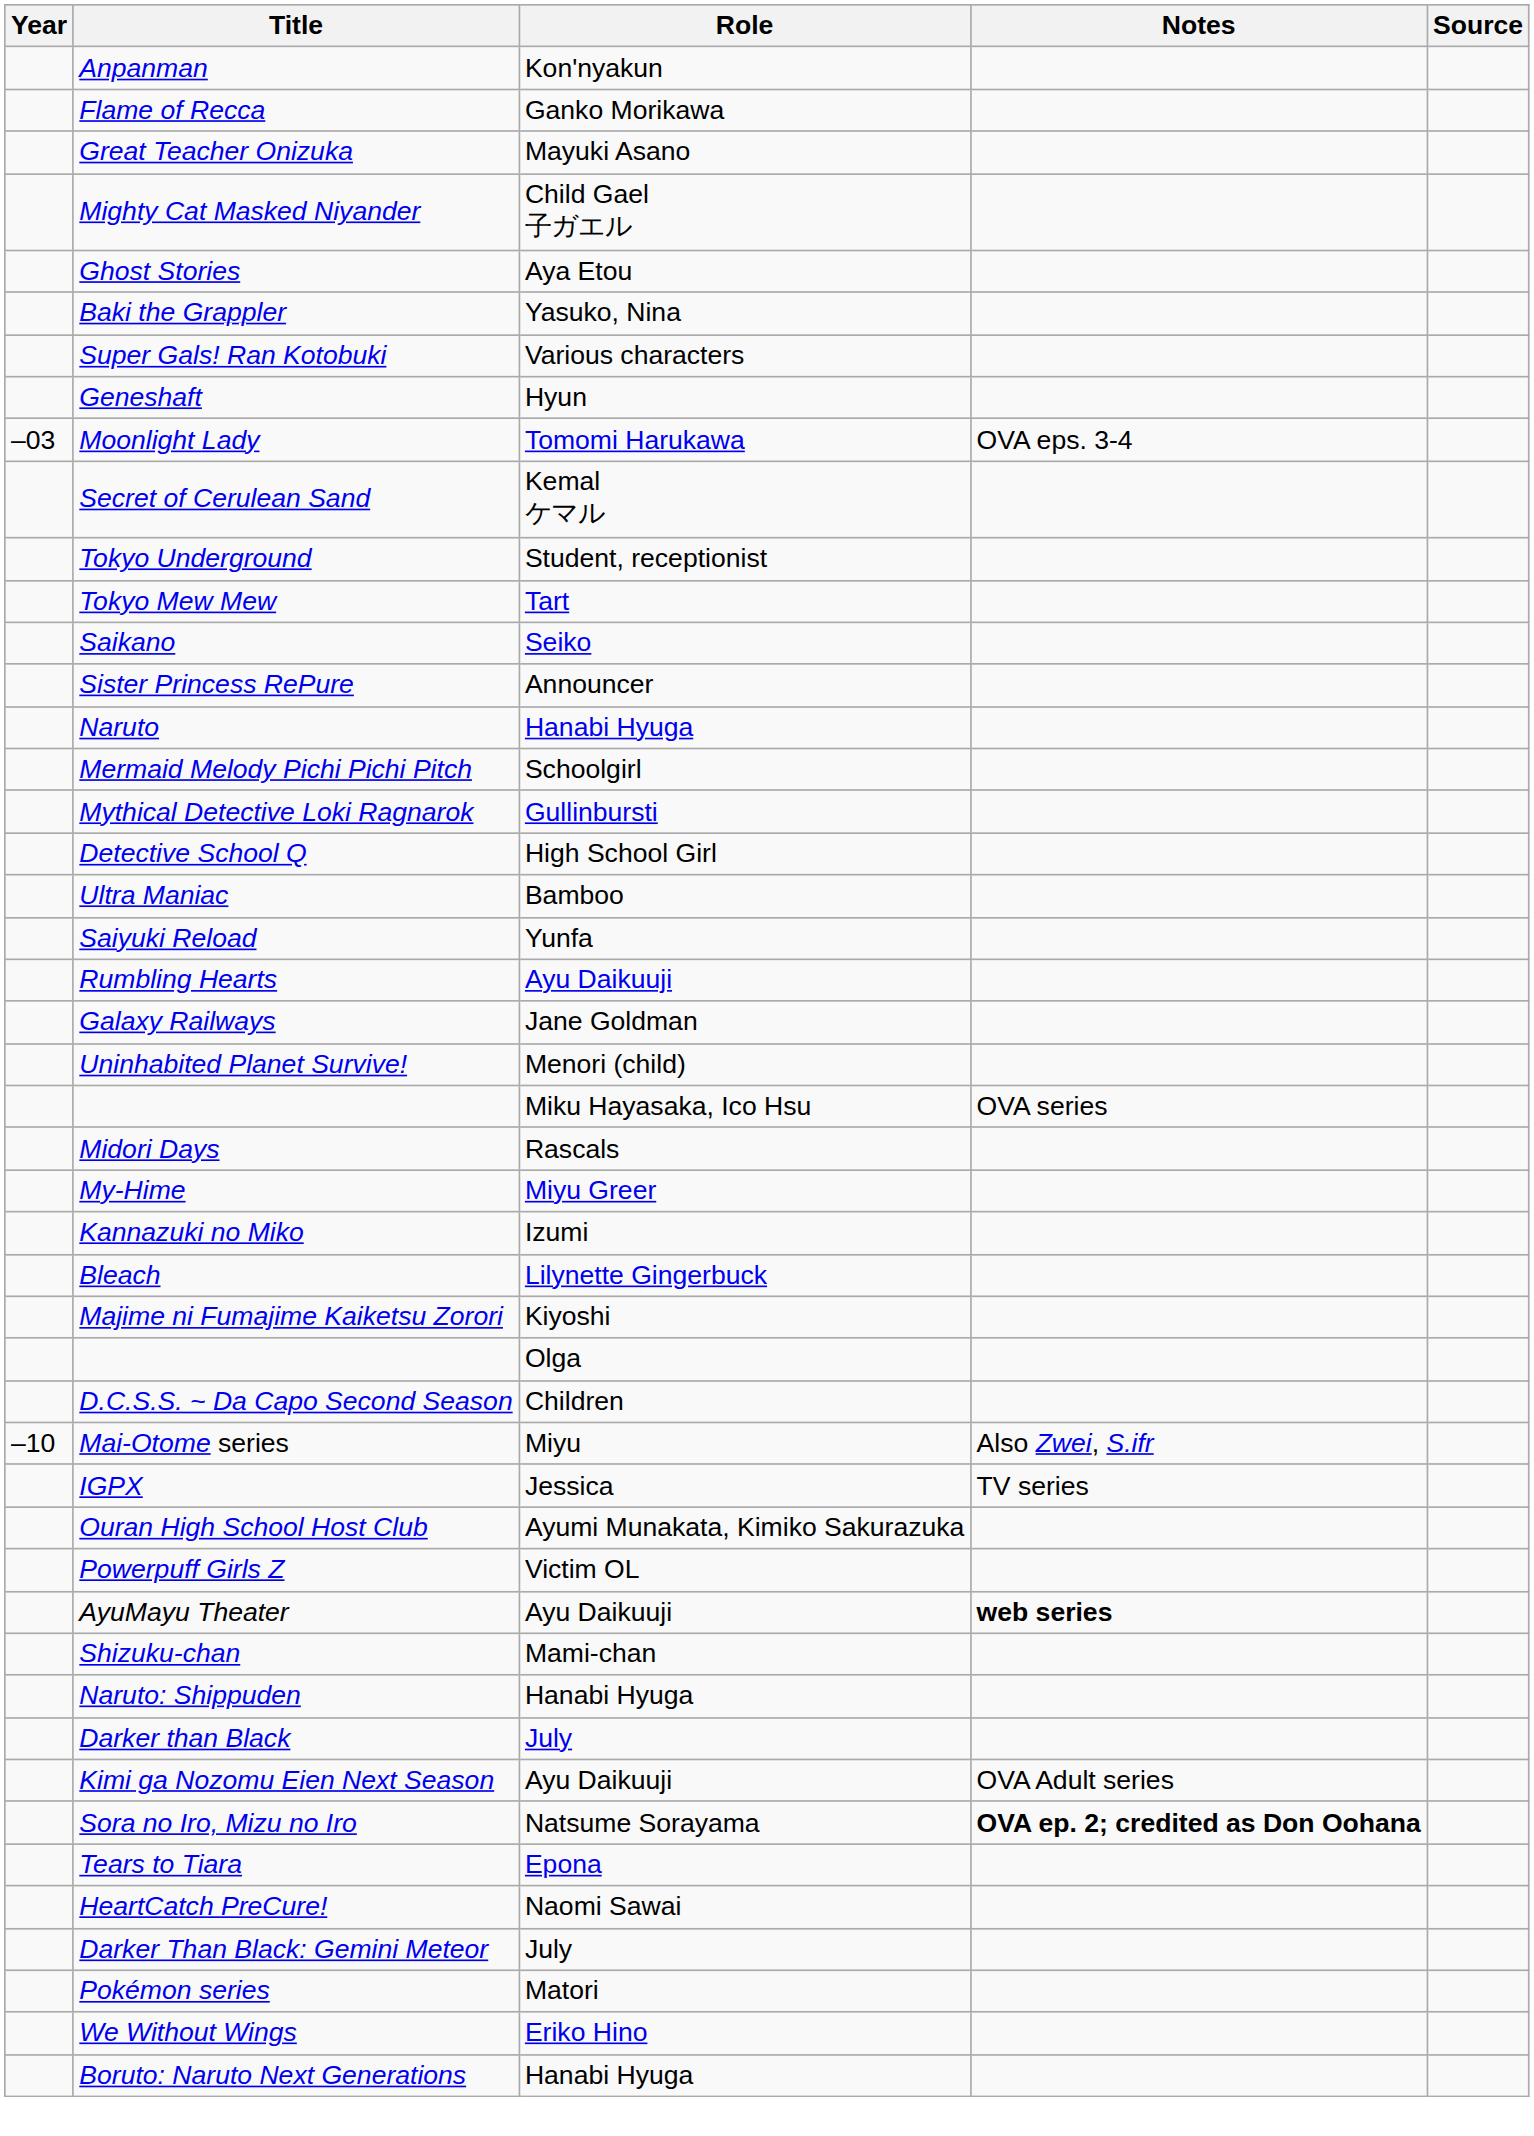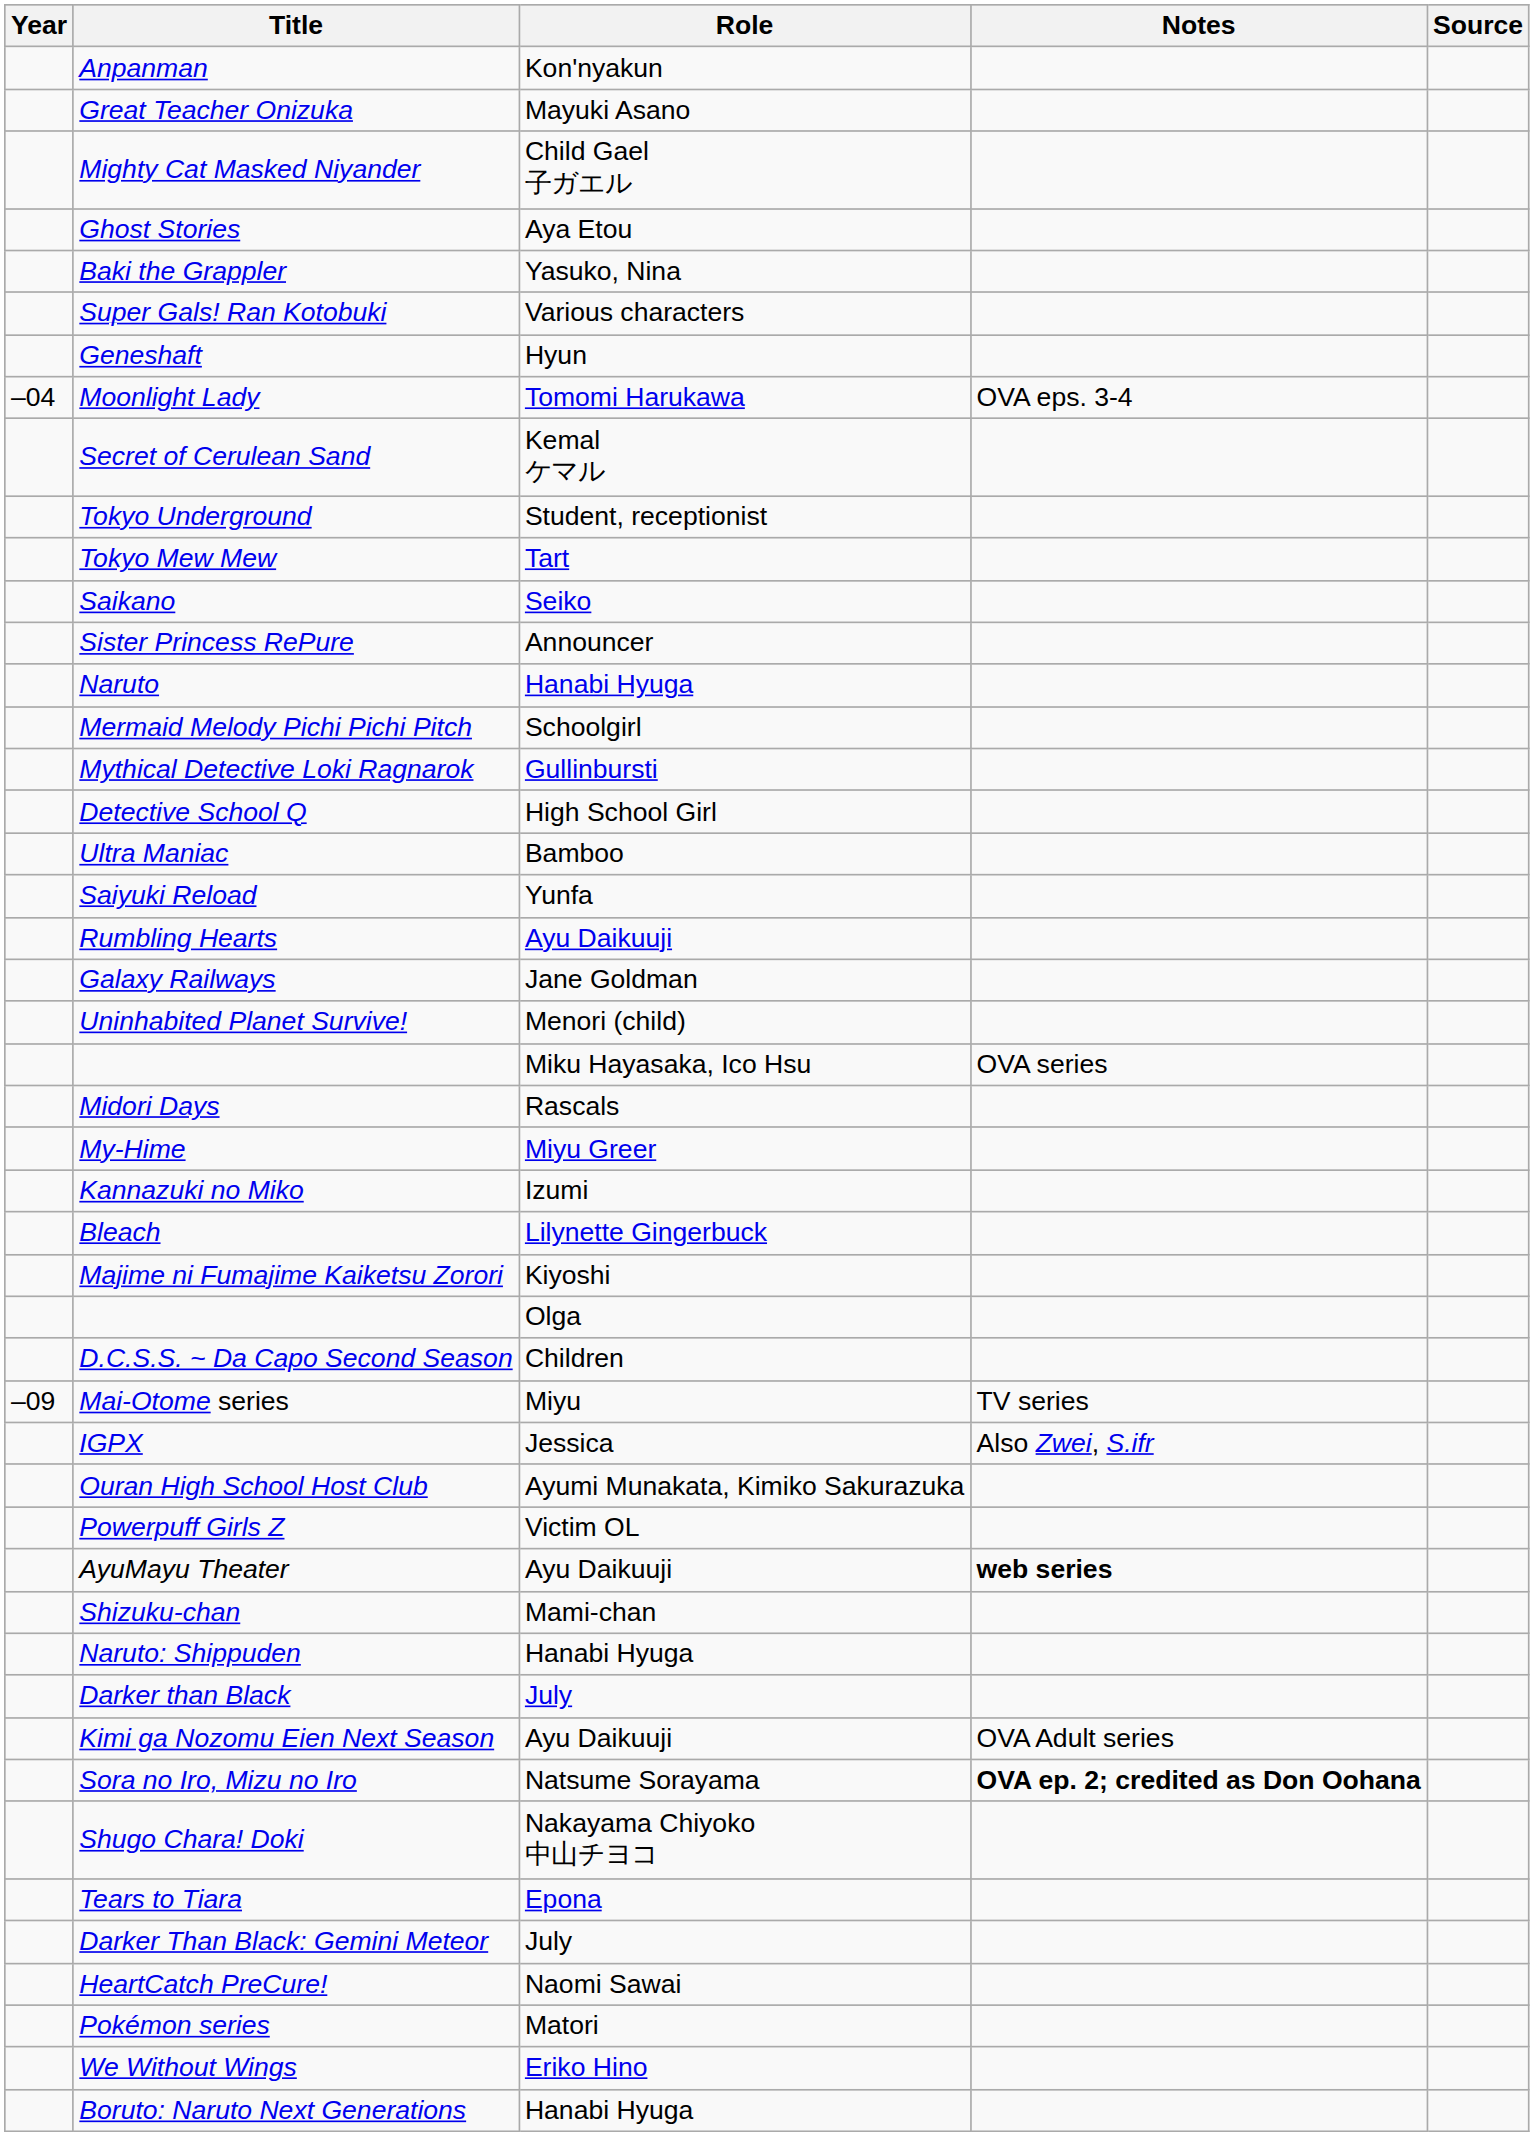- row: (172, 109)
(33, 439) –03 -> (33, 397) –04
(33, 1443) –10 -> (33, 1401) –09
(1065, 1443) Also Zwei, S.ifr -> (1033, 1401) TV series
(1033, 1485) TV series -> (1065, 1443) Also Zwei, S.ifr
+ row: (192, 1839)
rows swapped: (284, 1948) <-> (203, 1906)
